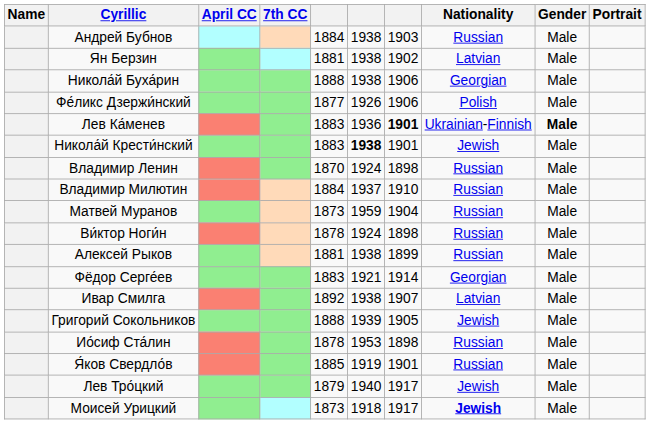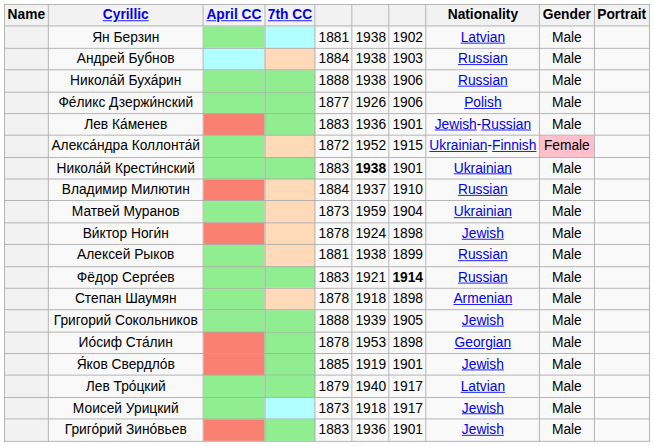rows swapped: (123, 59) <-> (123, 37)
(478, 80) Georgian -> (483, 80) Russian
(403, 124) bold -> (408, 124) normal
(478, 124) Ukrainian-Finnish -> (483, 124) Jewish-Russian
(562, 124) bold -> (567, 124) normal
+ row: (126, 146)
(478, 146) Jewish -> (483, 168) Ukrainian
- row: (123, 168)
(478, 211) Russian -> (483, 211) Ukrainian
(478, 233) Russian -> (483, 233) Jewish
(403, 277) normal -> (408, 277) bold
(478, 277) Georgian -> (483, 277) Russian
+ row: (126, 299)
- row: (123, 299)
(478, 342) Russian -> (483, 342) Georgian
(478, 364) Russian -> (483, 364) Jewish
(478, 386) Jewish -> (483, 386) Latvian
(478, 408) bold -> (483, 408) normal
+ row: (126, 430)
